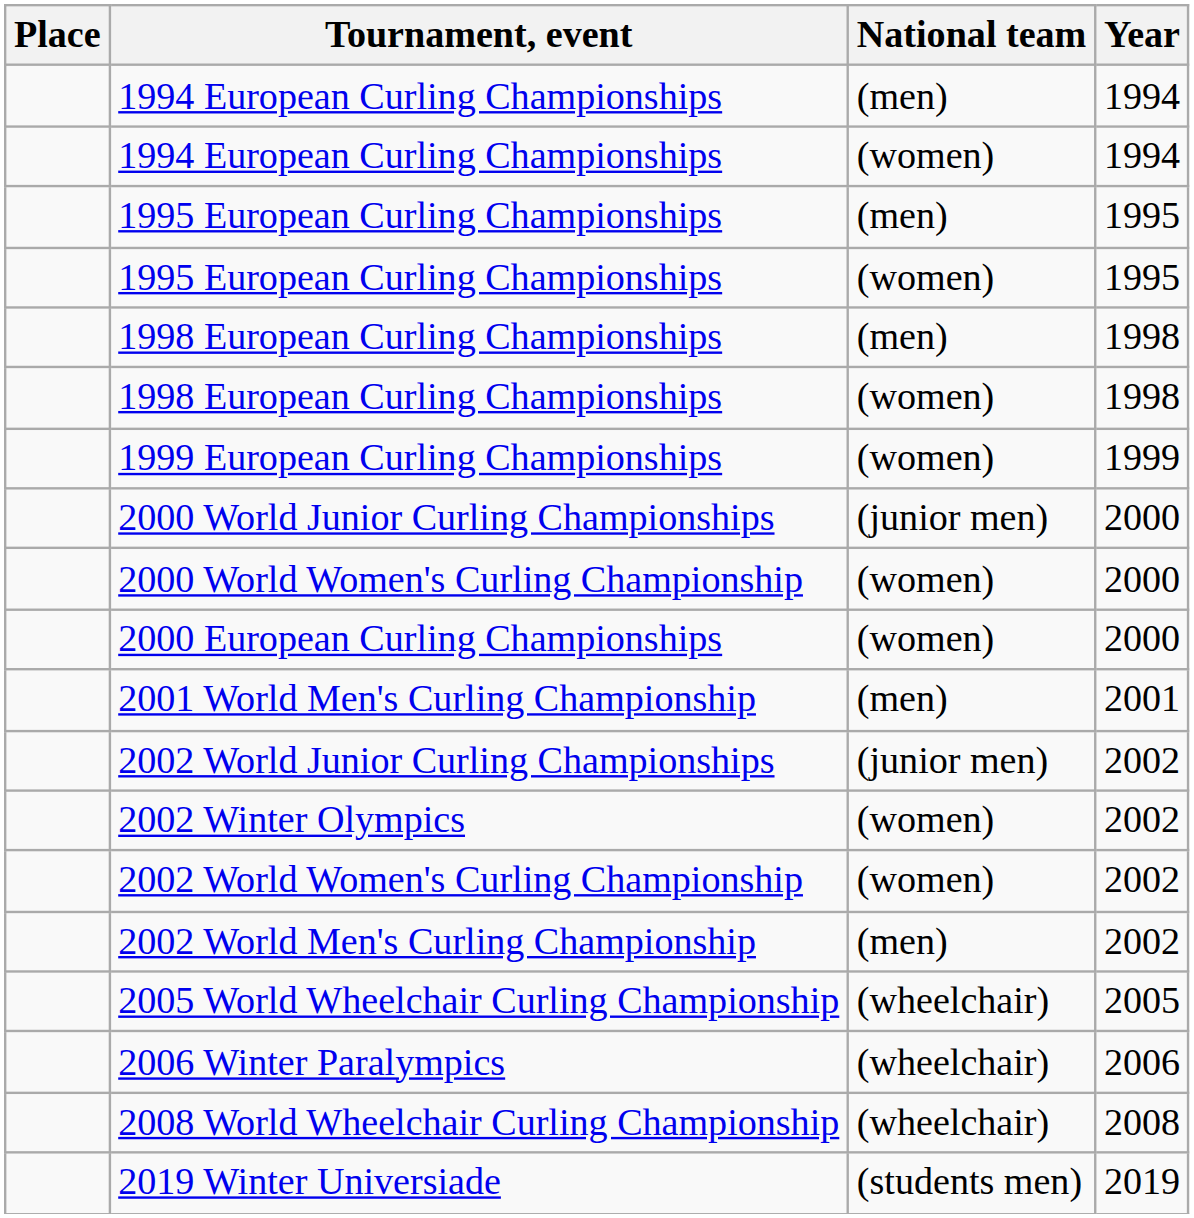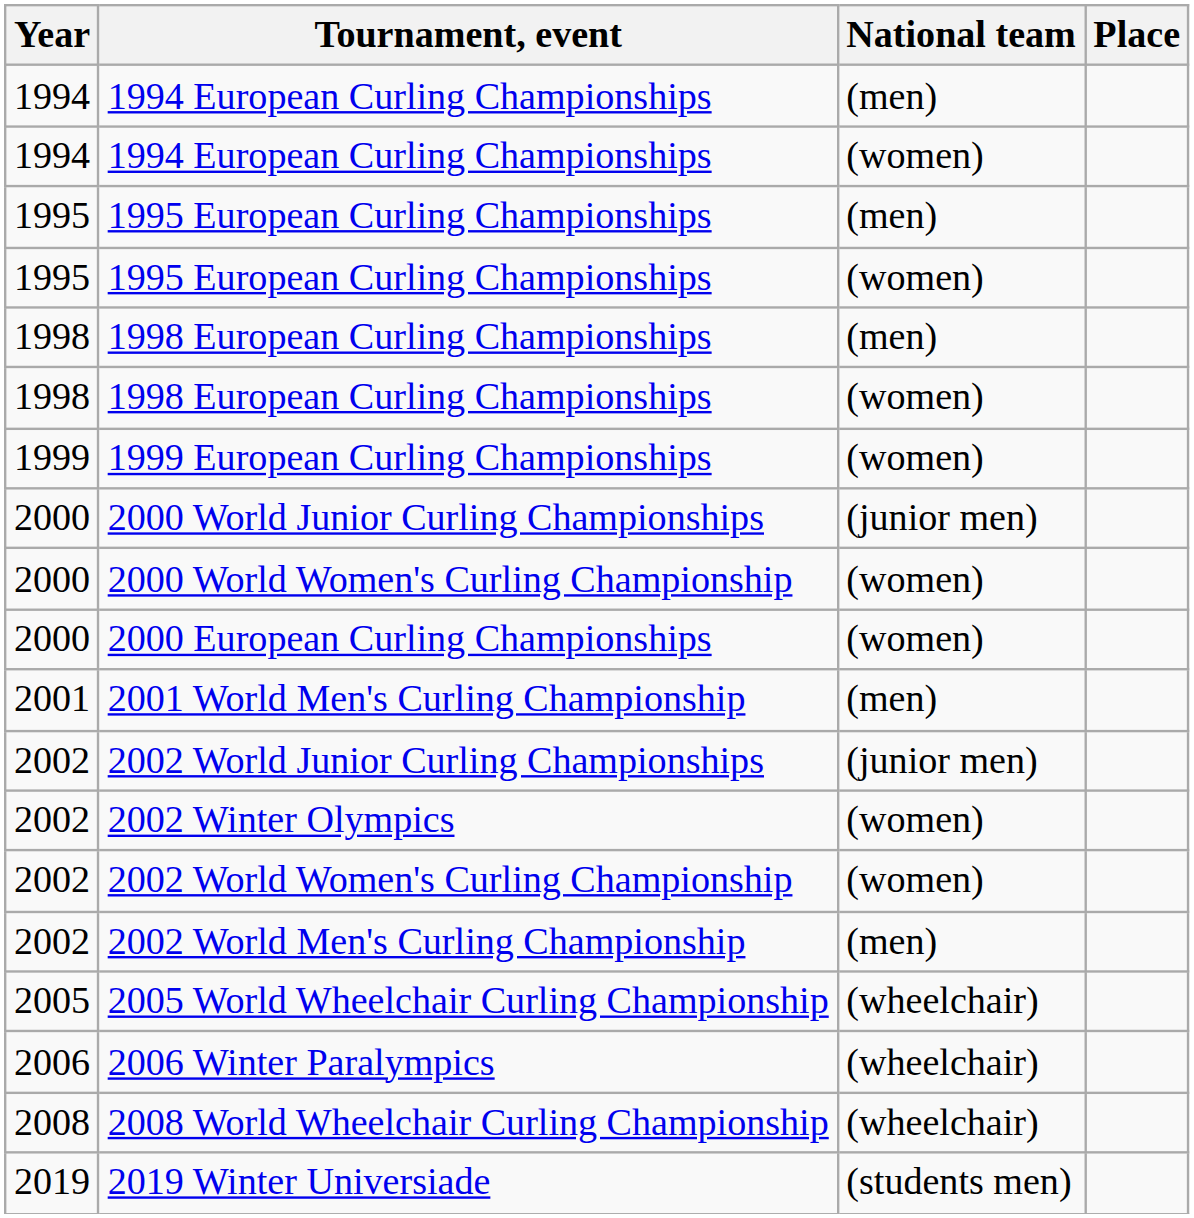columns swapped: (1142, 34) <-> (57, 34)
